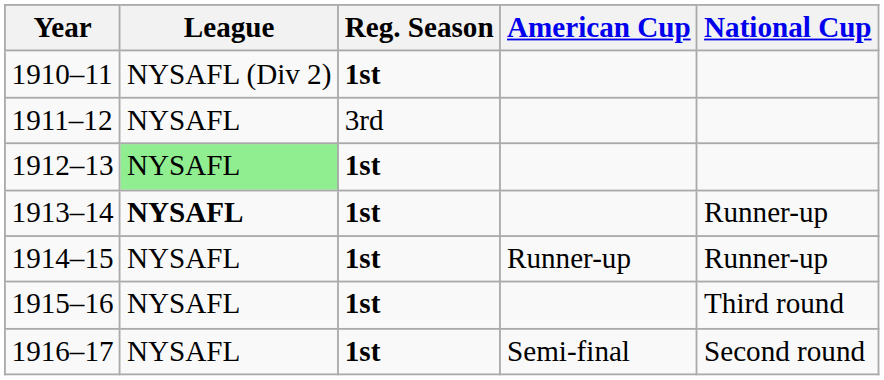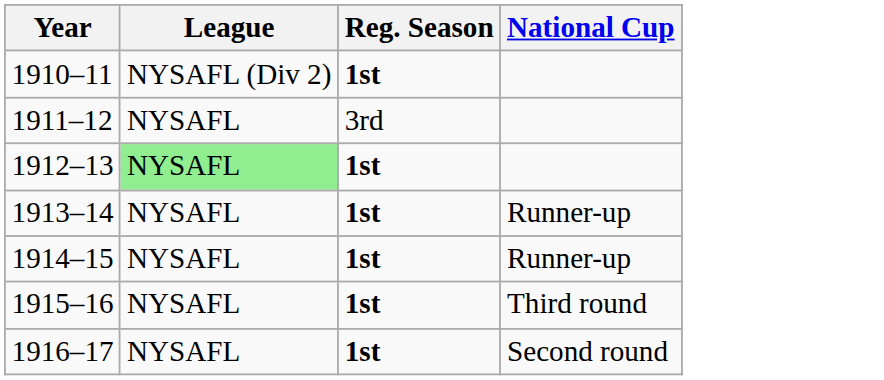- column: (599, 27)
(185, 212) bold -> (184, 212) normal
